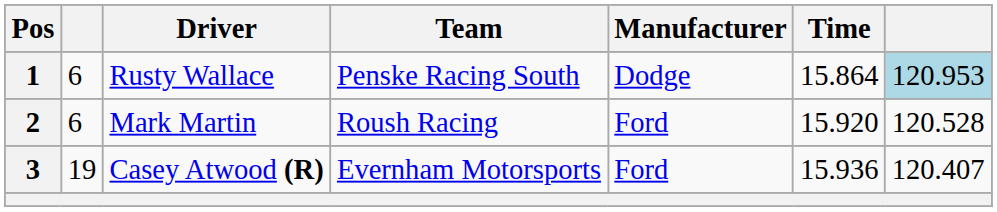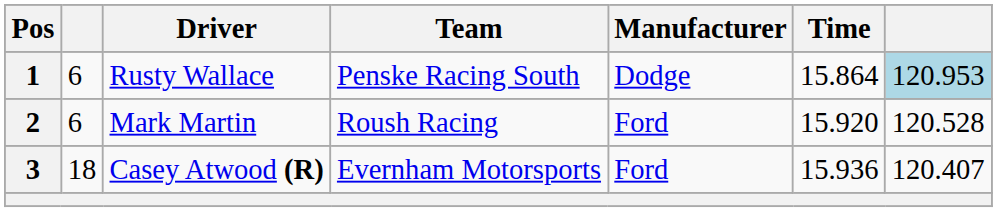(82, 169) 19 -> (82, 169) 18
